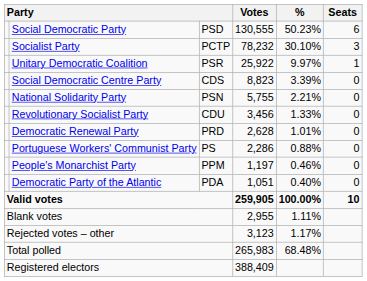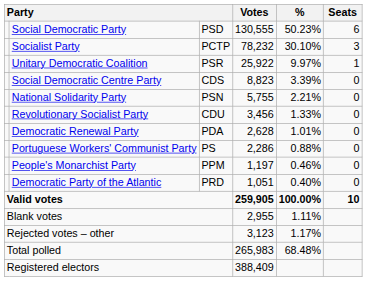(213, 132) PRD -> (212, 132) PDA
(212, 183) PDA -> (213, 183) PRD
